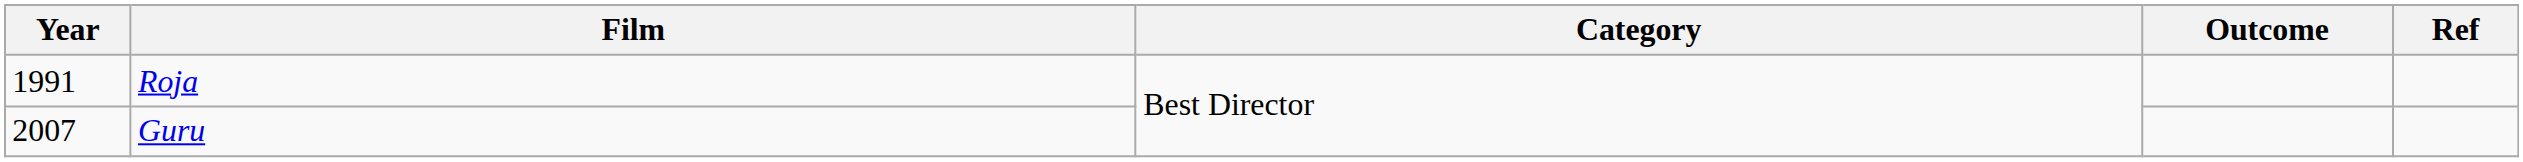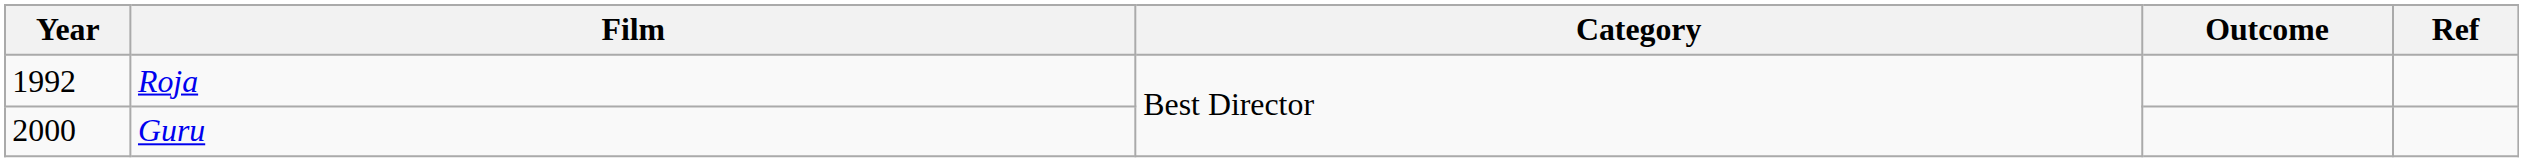(44, 80) 1991 -> (44, 80) 1992
(44, 130) 2007 -> (44, 130) 2000
